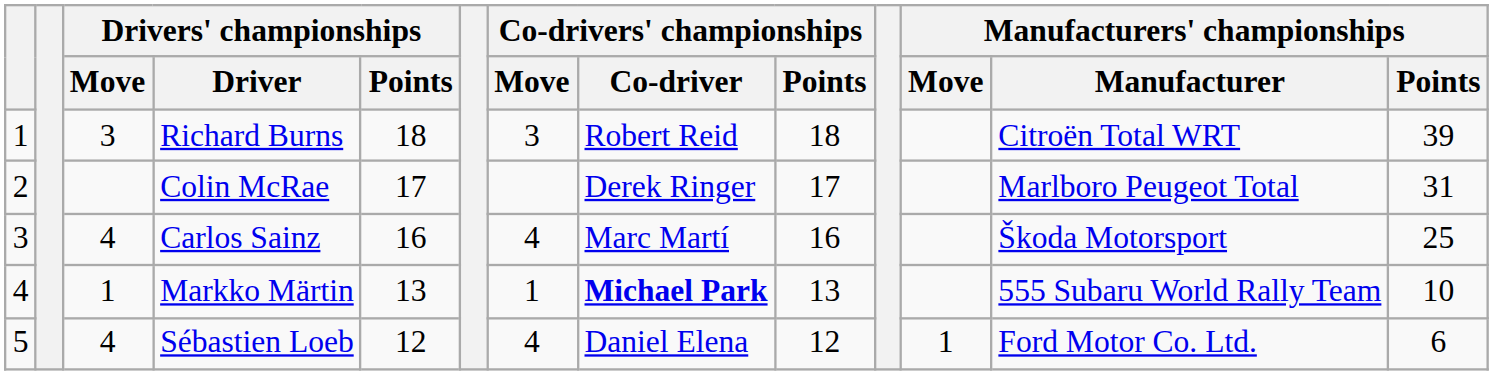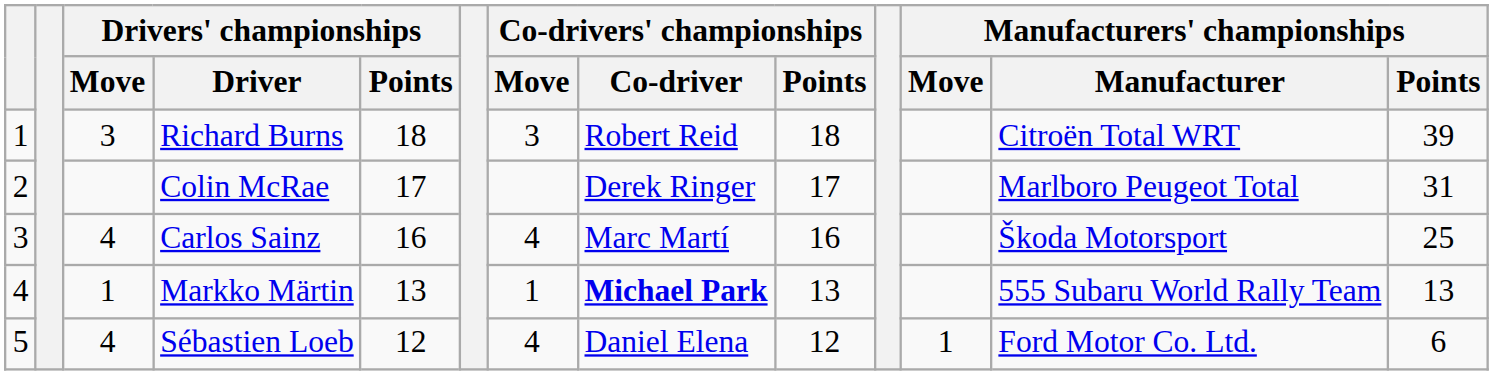(1438, 290) 10 -> (1438, 290) 13
